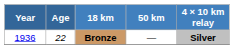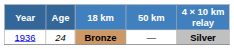(60, 37) 22 -> (60, 37) 24
